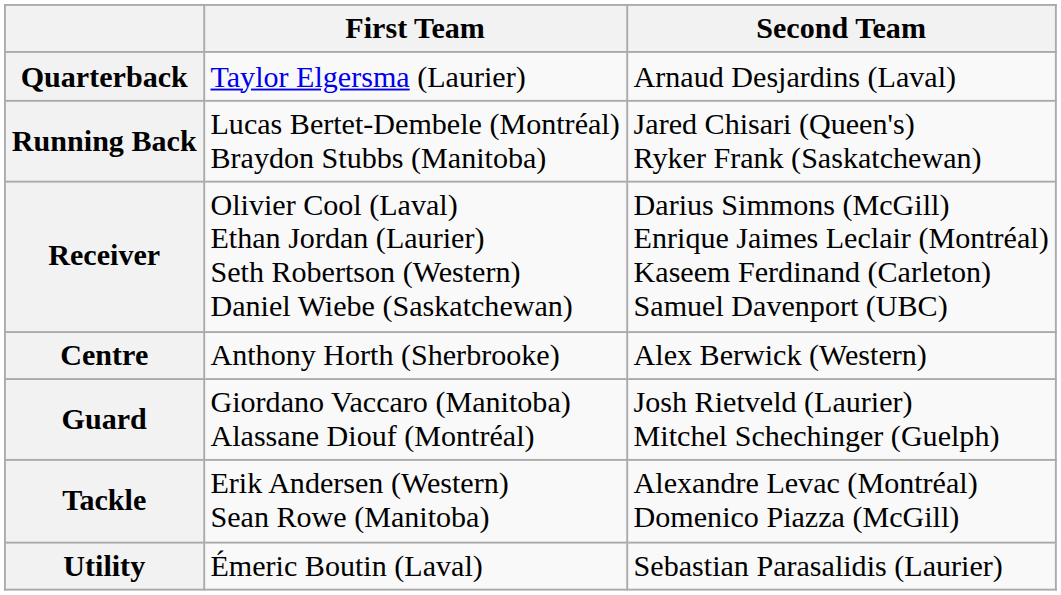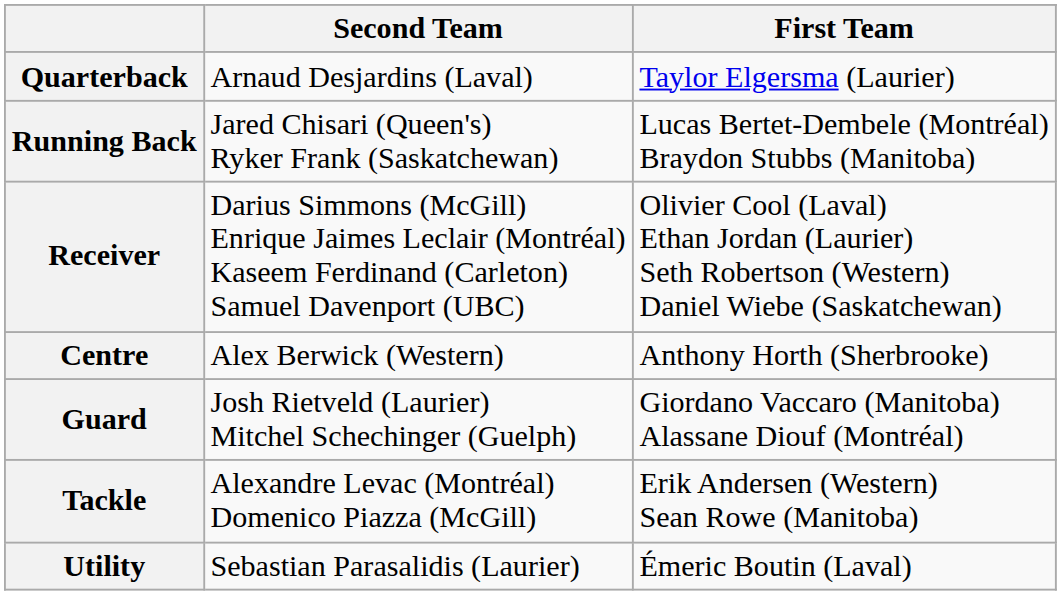columns swapped: (415, 28) <-> (841, 28)
